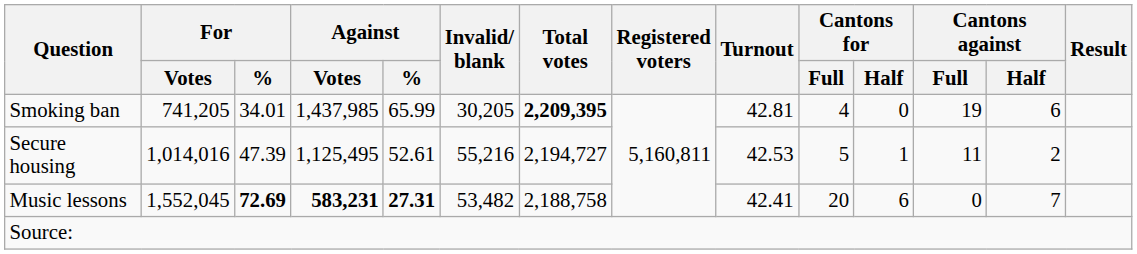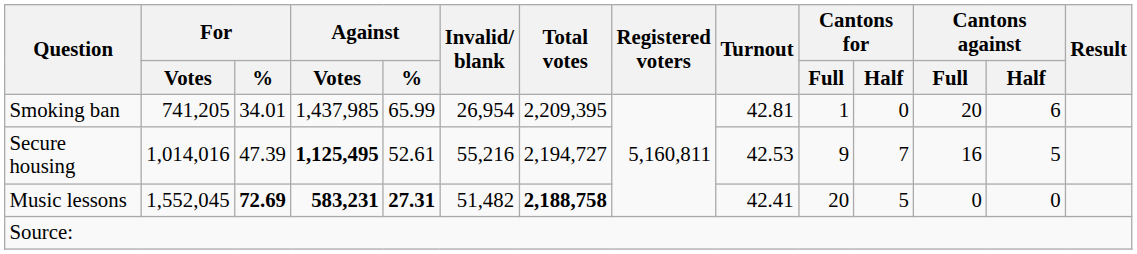(485, 110) 30,205 -> (485, 110) 26,954
(565, 110) bold -> (565, 110) normal
(844, 110) 4 -> (844, 110) 1
(972, 110) 19 -> (972, 110) 20
(337, 155) normal -> (337, 155) bold
(844, 155) 5 -> (844, 155) 9
(904, 155) 1 -> (904, 155) 7
(972, 155) 11 -> (972, 155) 16
(1055, 155) 2 -> (1055, 155) 5
(485, 199) 53,482 -> (485, 199) 51,482
(565, 199) normal -> (565, 199) bold
(904, 199) 6 -> (904, 199) 5
(1055, 199) 7 -> (1055, 199) 0
